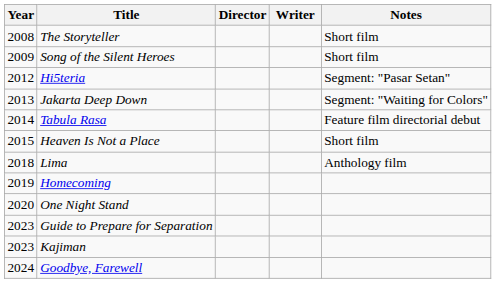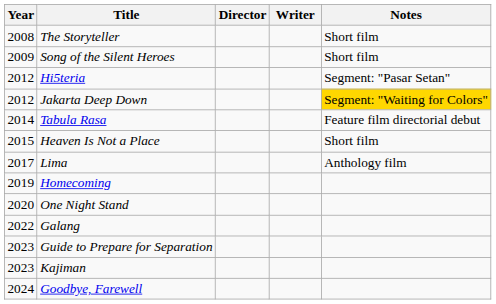(21, 99) 2013 -> (21, 99) 2012
(406, 99) no background -> (406, 99) gold background
(21, 162) 2018 -> (21, 162) 2017
+ row: (60, 225)
